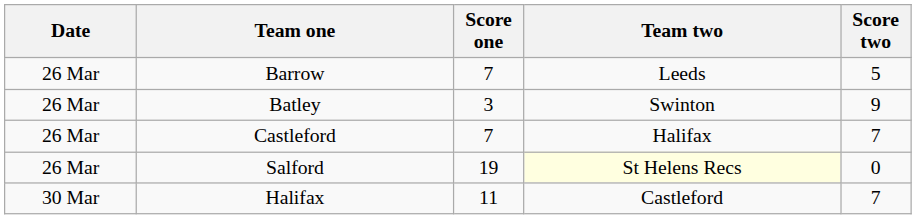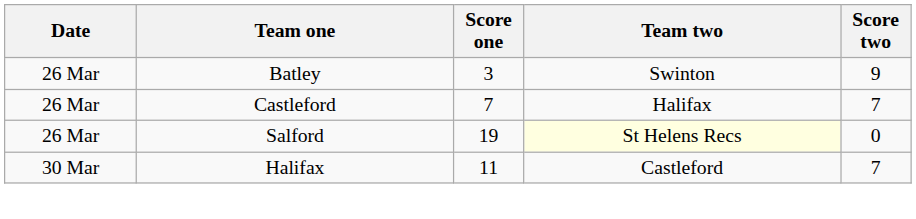- row: (295, 73)
